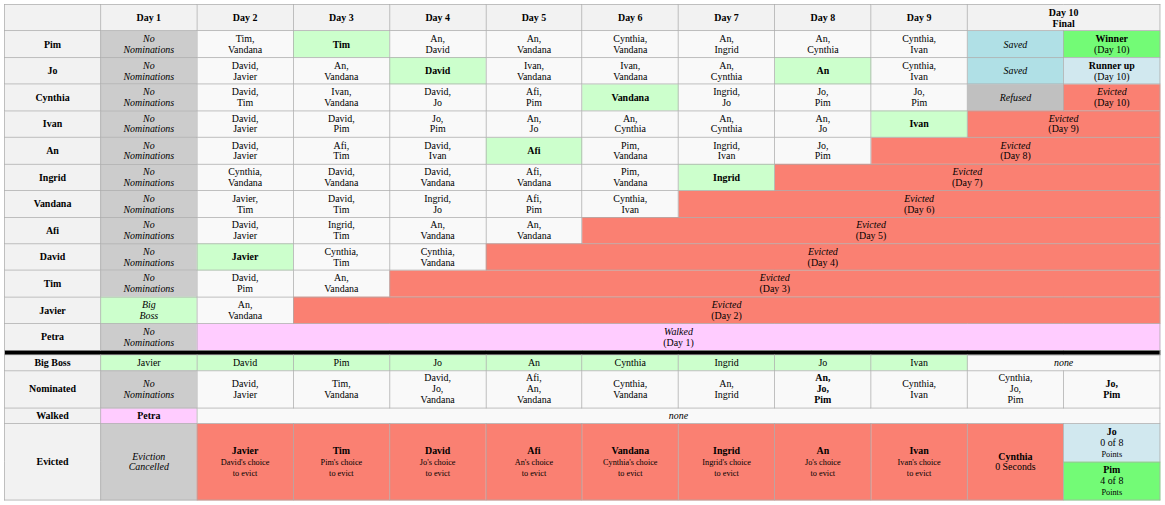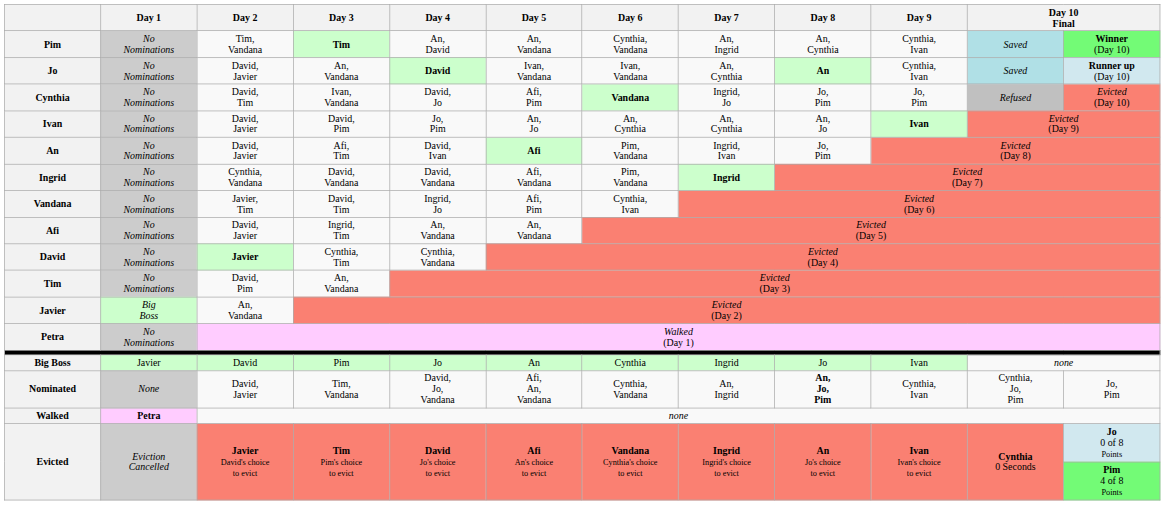(149, 389) No Nominations -> (149, 389) None
(1112, 389) bold -> (1112, 389) normal
